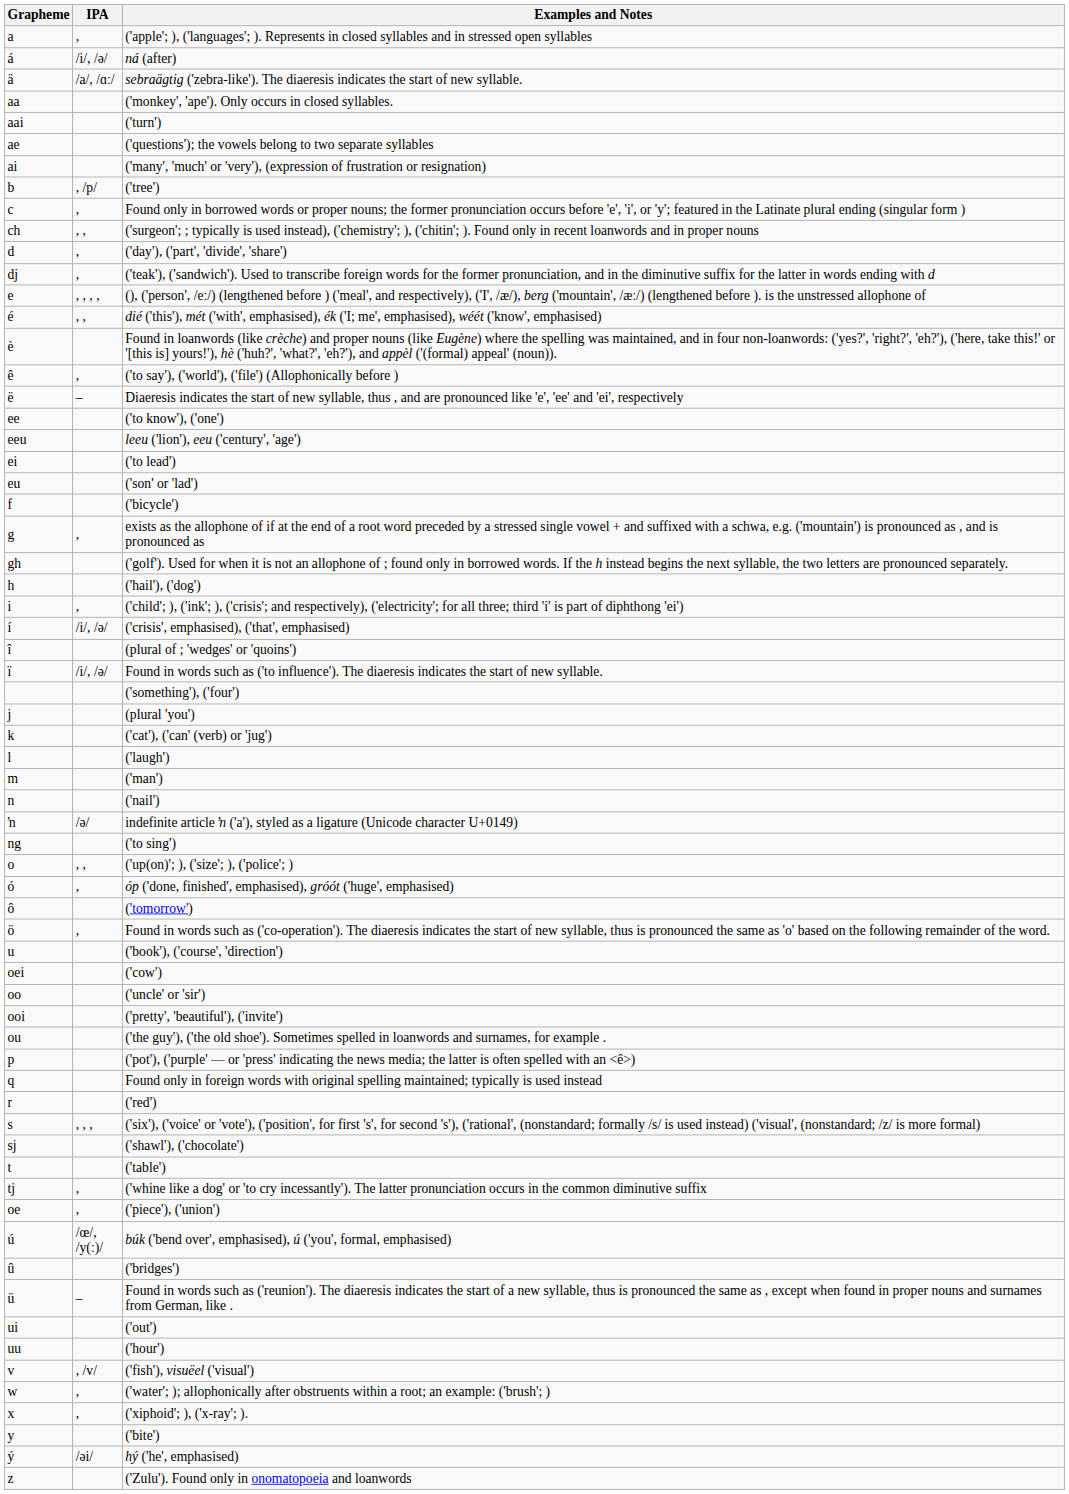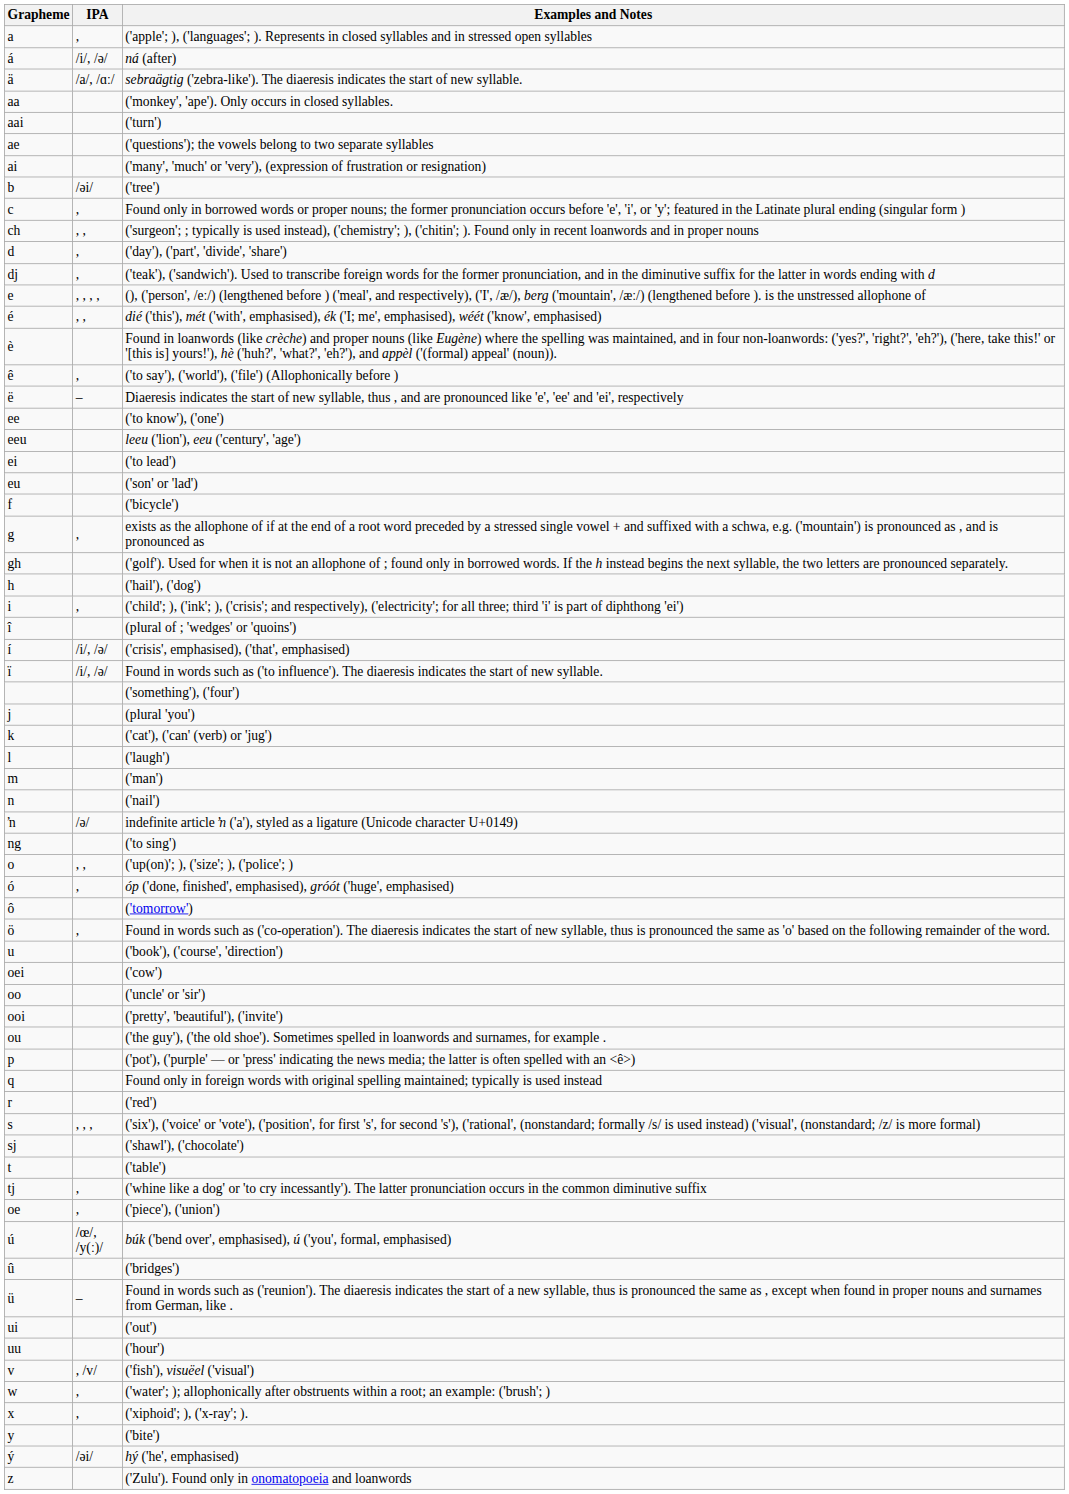(86, 187) , /p/ -> (84, 187) /əi/
rows swapped: (237, 628) <-> (211, 649)
